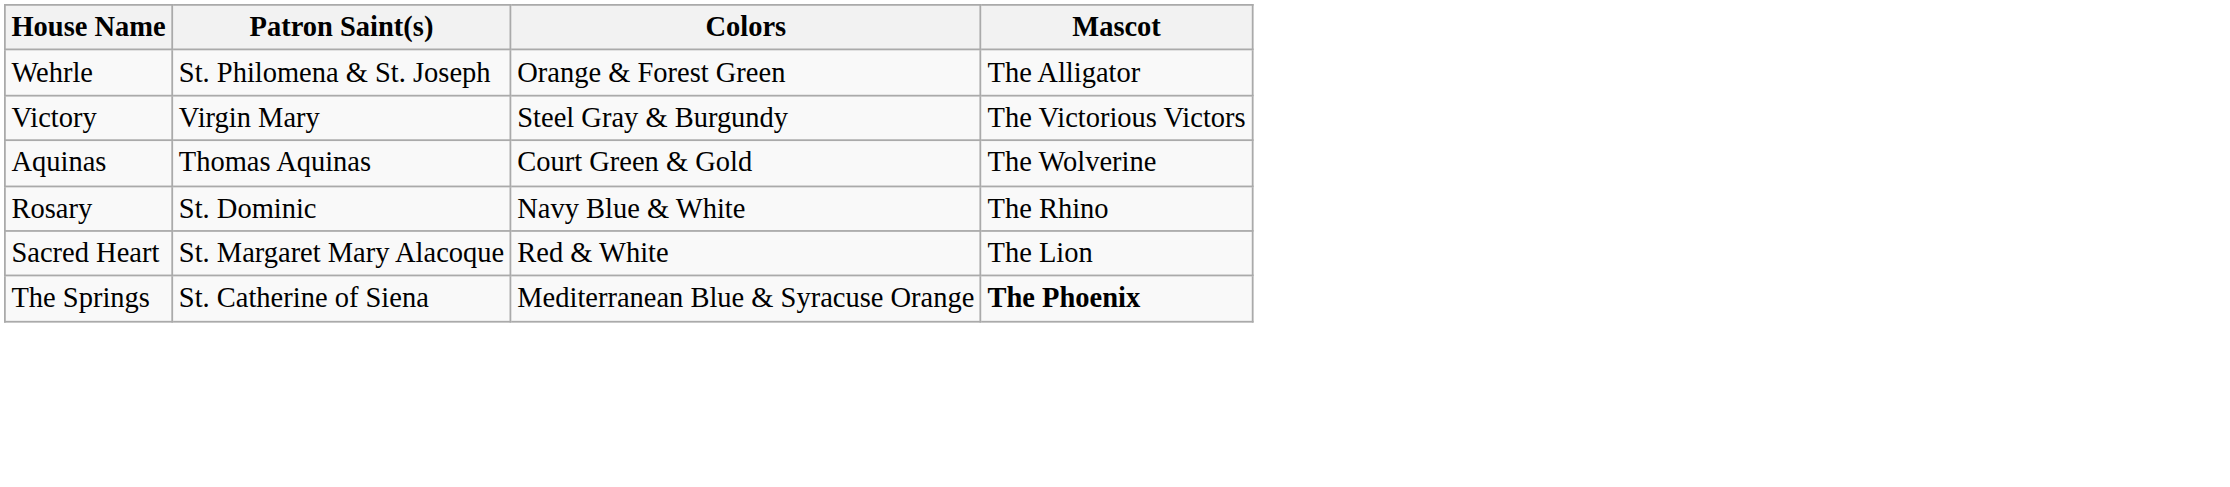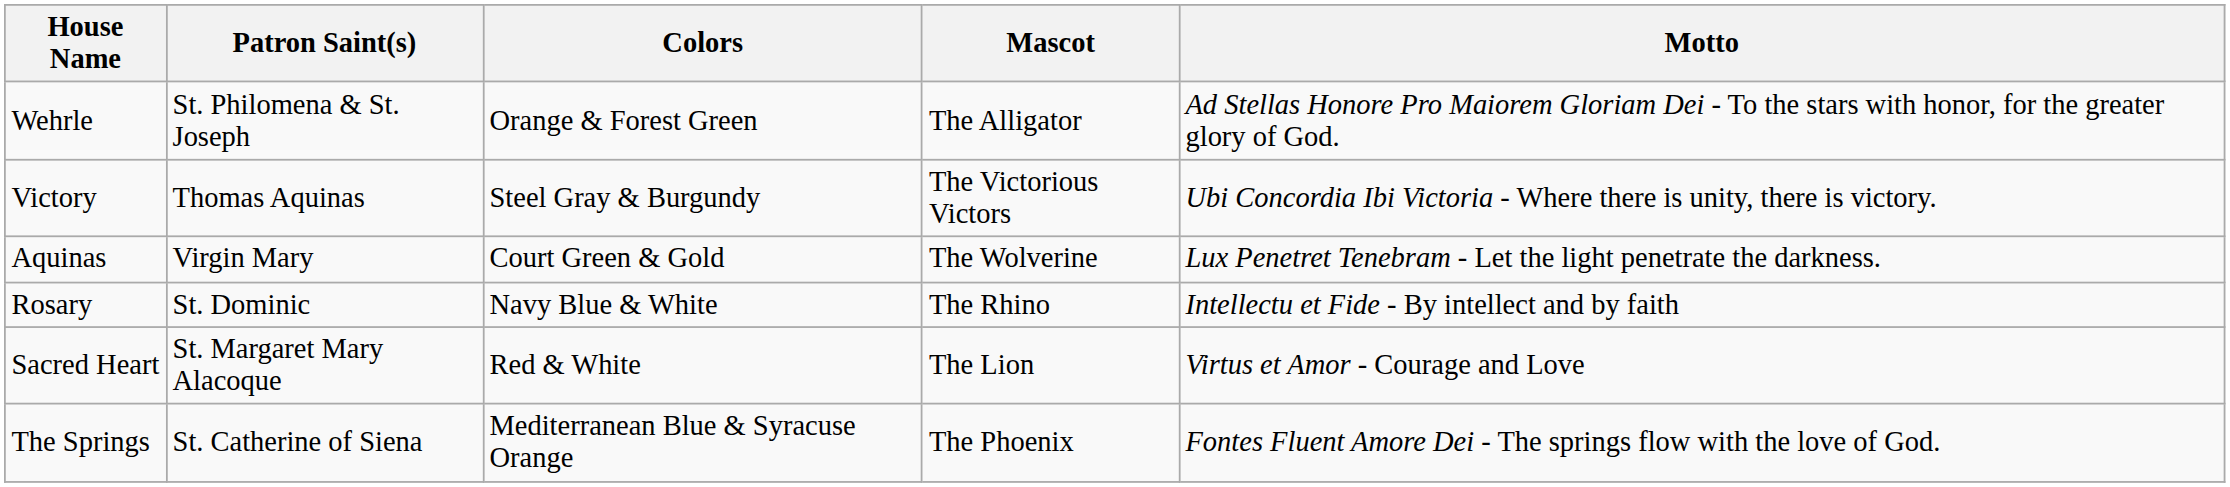+ column: (1702, 43)
(249, 117) Virgin Mary -> (269, 197) Thomas Aquinas
(275, 162) Thomas Aquinas -> (243, 258) Virgin Mary
(1064, 298) bold -> (1001, 442) normal
